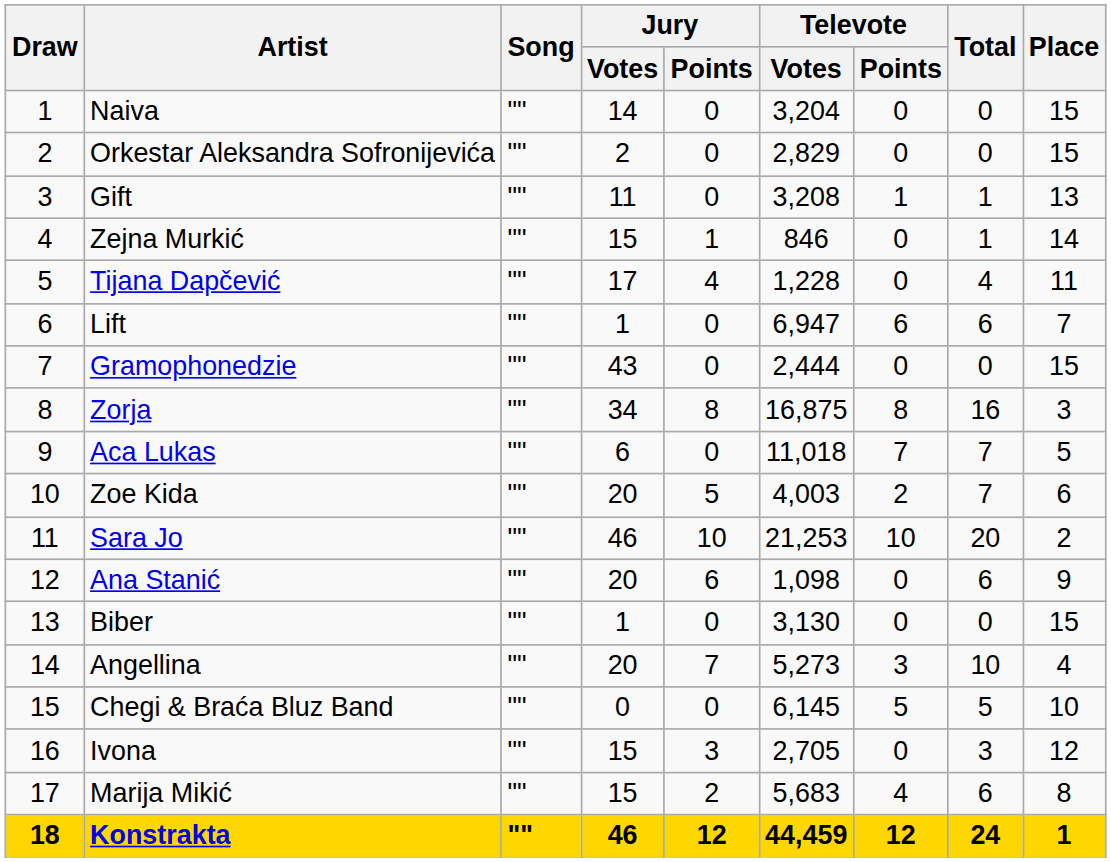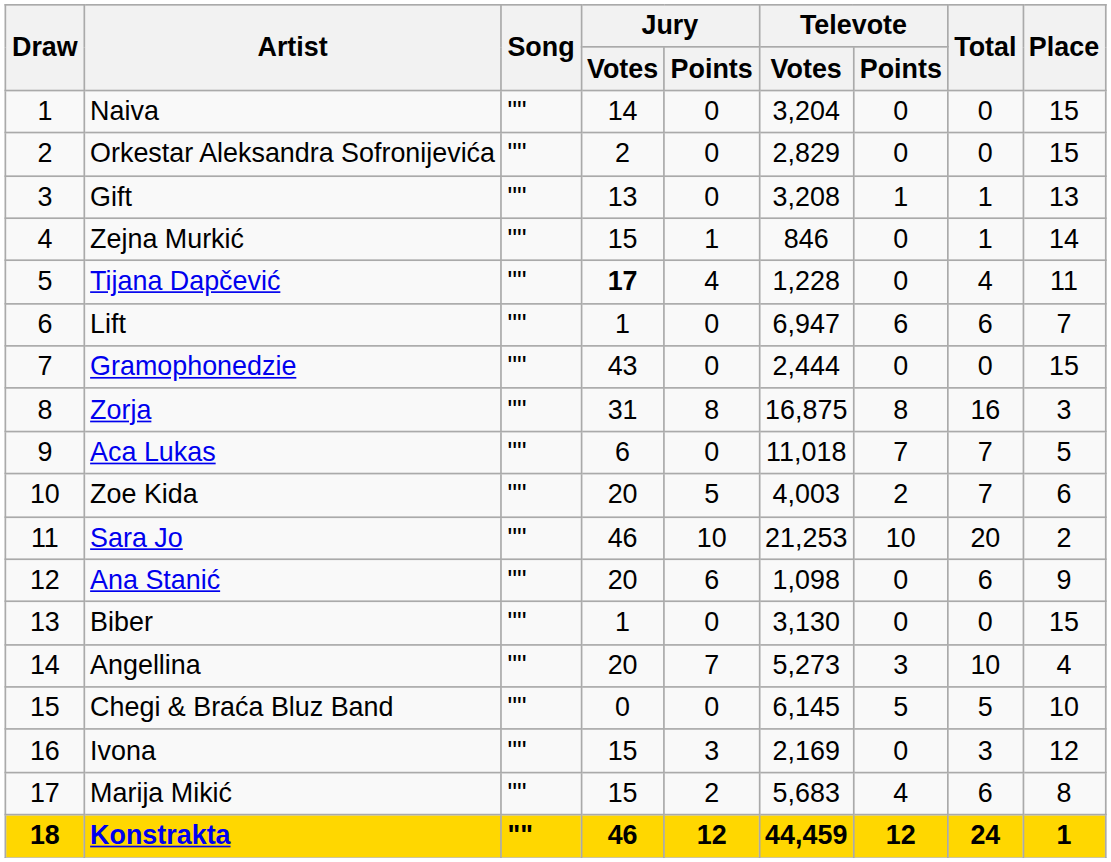(623, 196) 11 -> (623, 196) 13
(623, 281) normal -> (623, 281) bold
(623, 409) 34 -> (623, 409) 31
(806, 750) 2,705 -> (806, 750) 2,169
